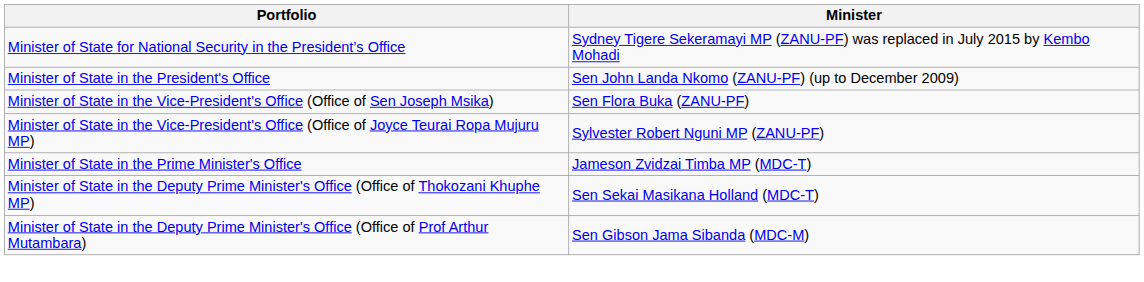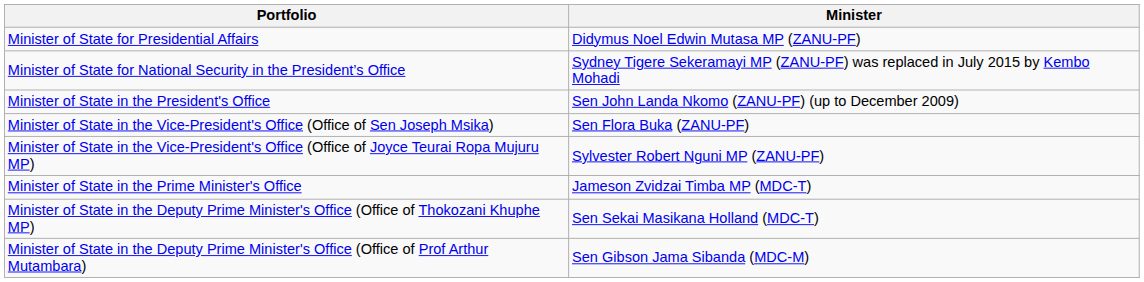+ row: (133, 39)
